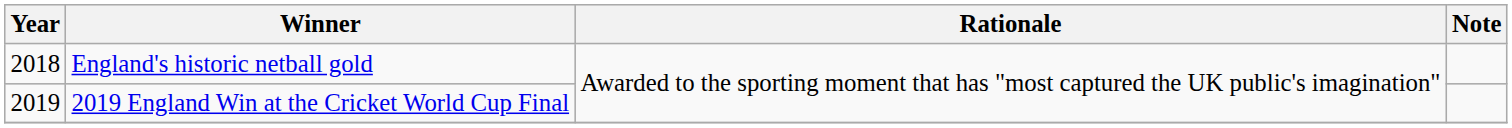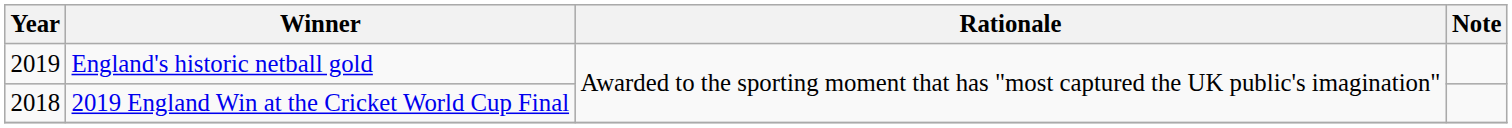(35, 63) 2018 -> (35, 63) 2019
(35, 102) 2019 -> (35, 102) 2018
